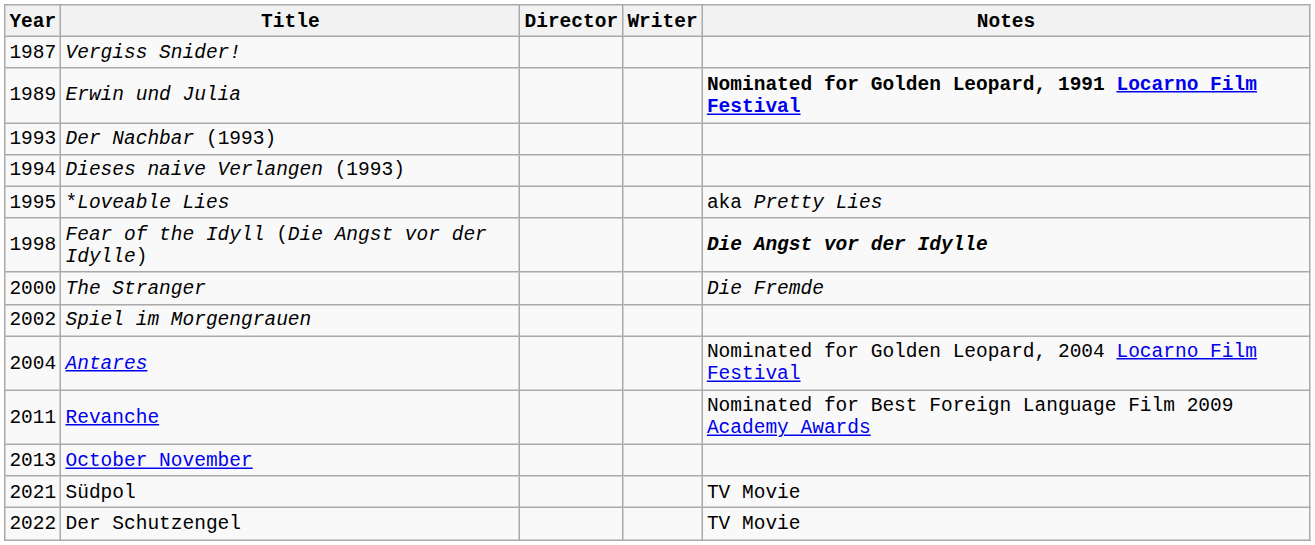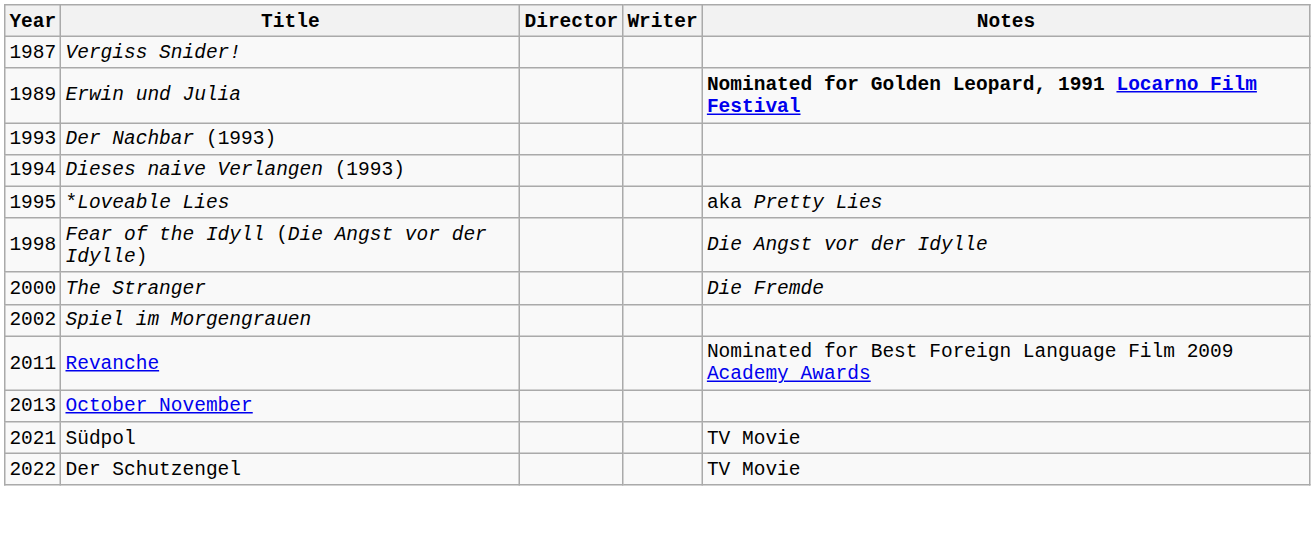(847, 245) bold -> (847, 245) normal
- row: (106, 363)
